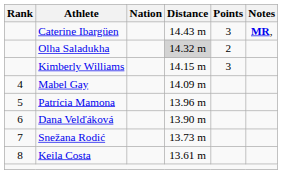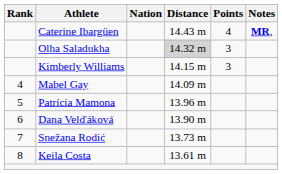(228, 31) 3 -> (228, 31) 4
(228, 48) 2 -> (228, 48) 3
